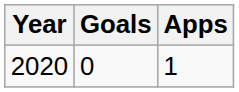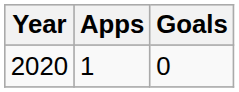columns swapped: (196, 24) <-> (116, 24)
